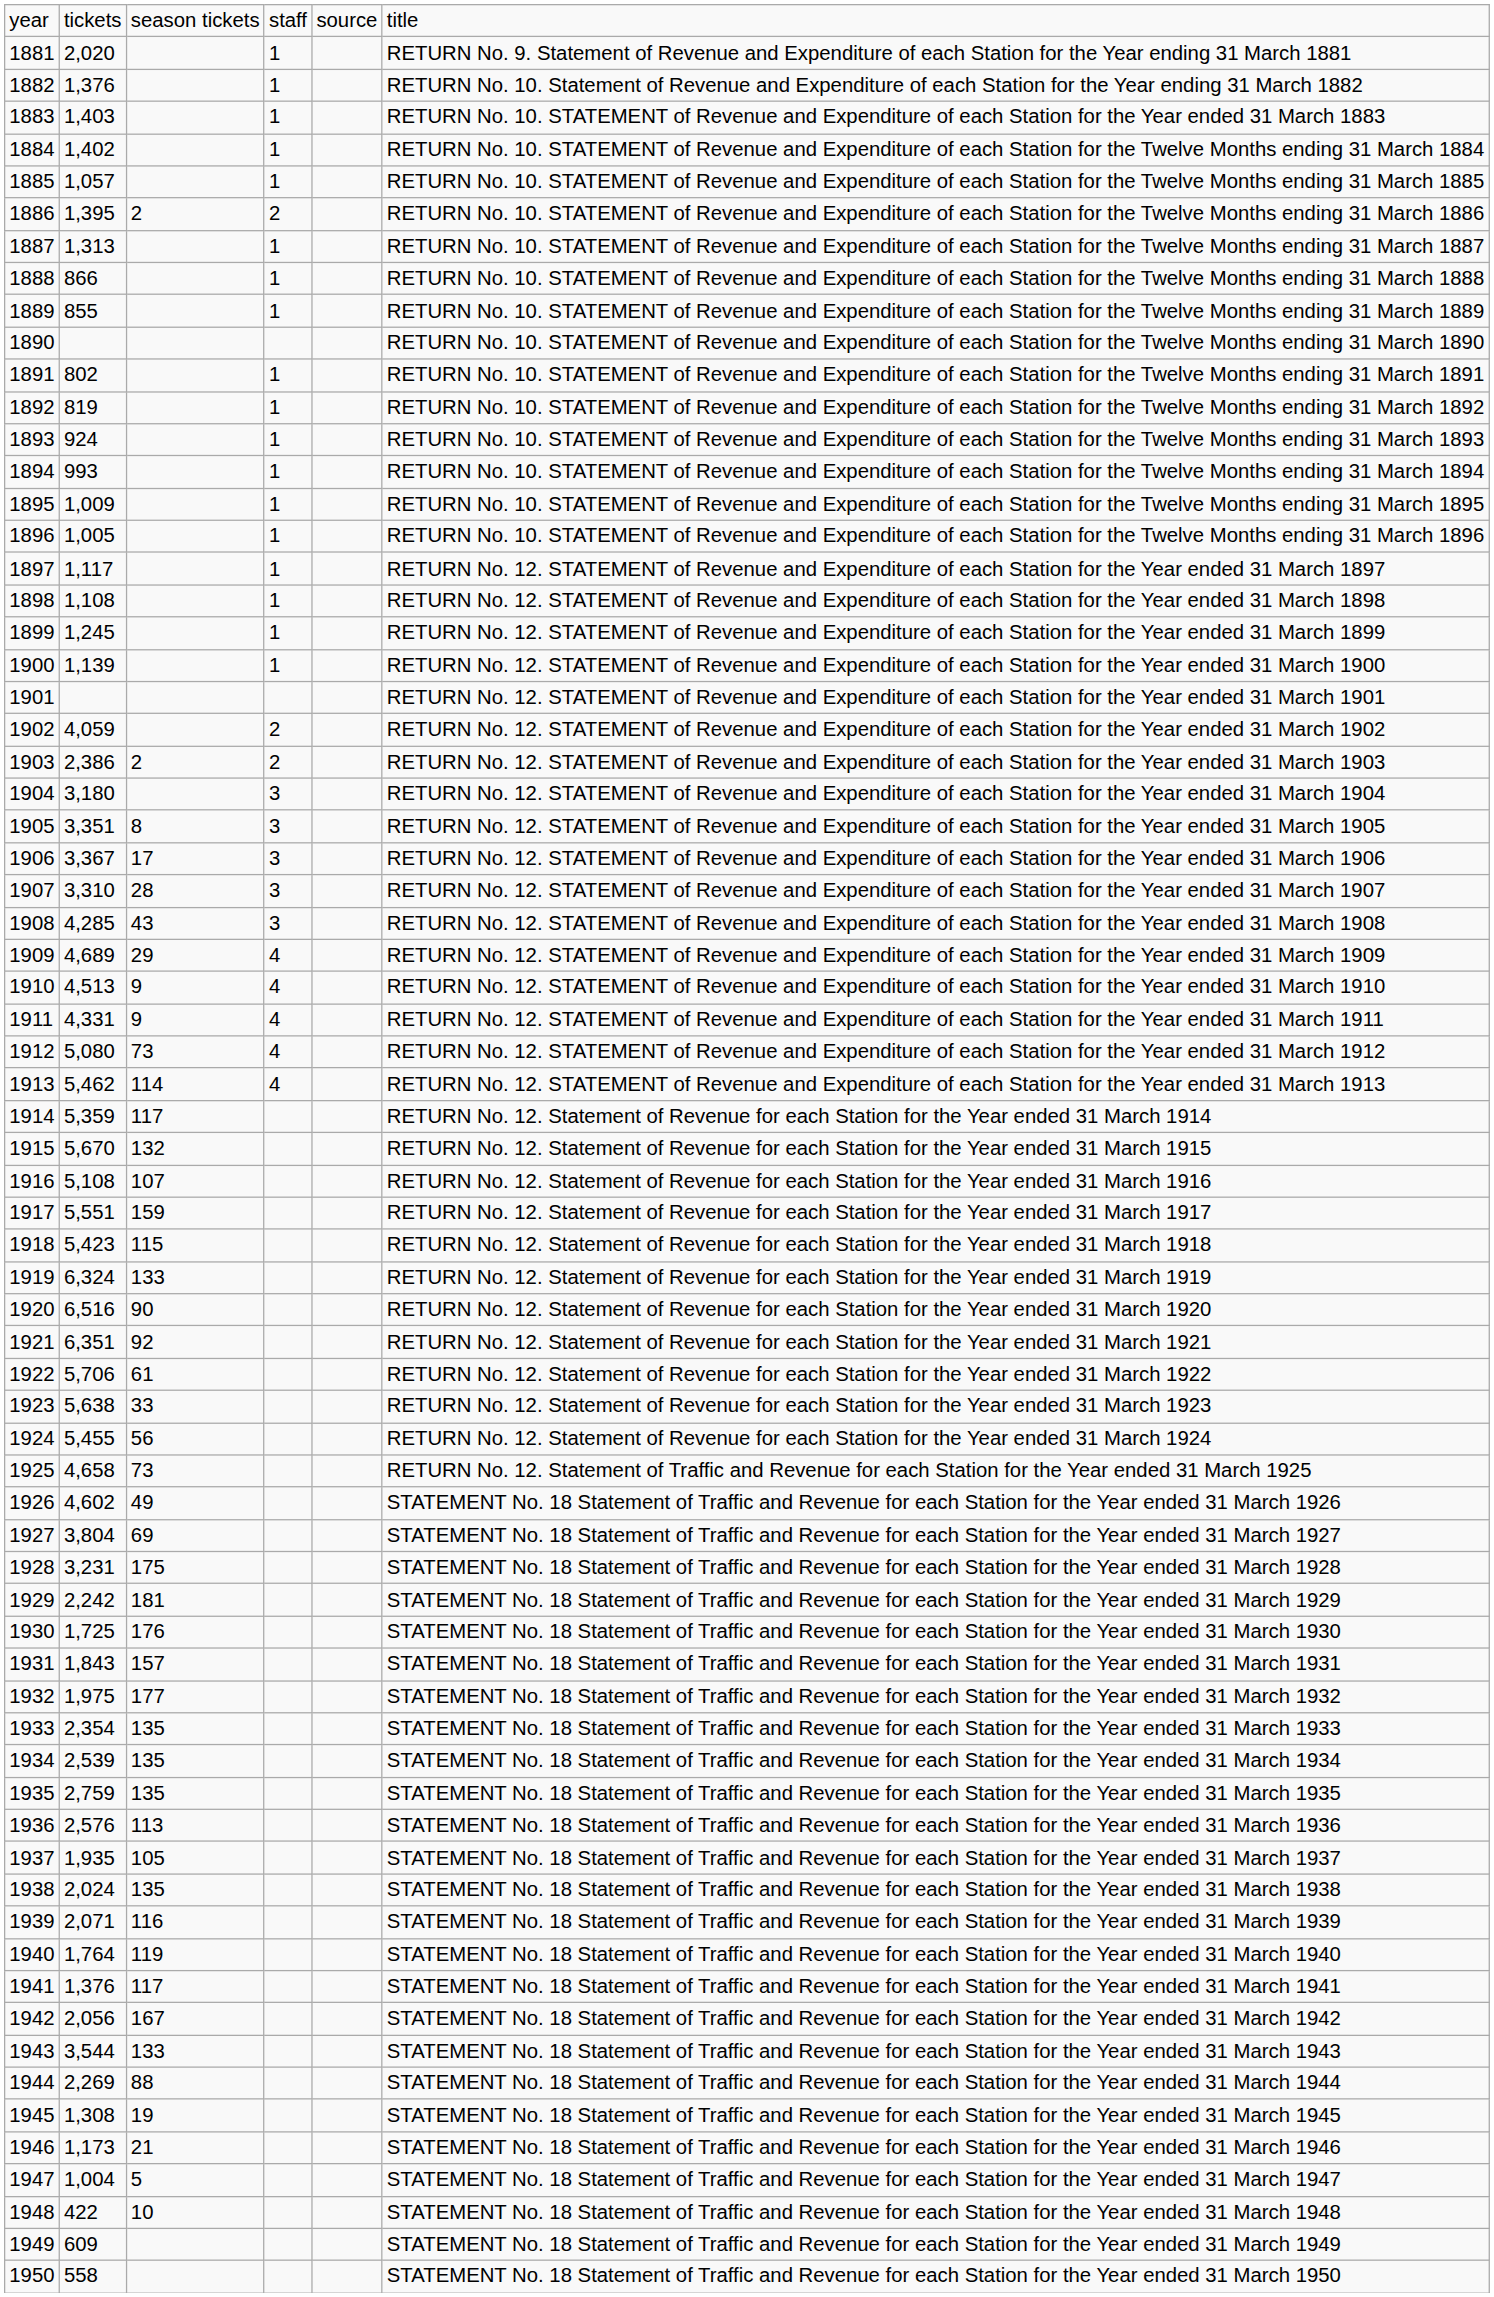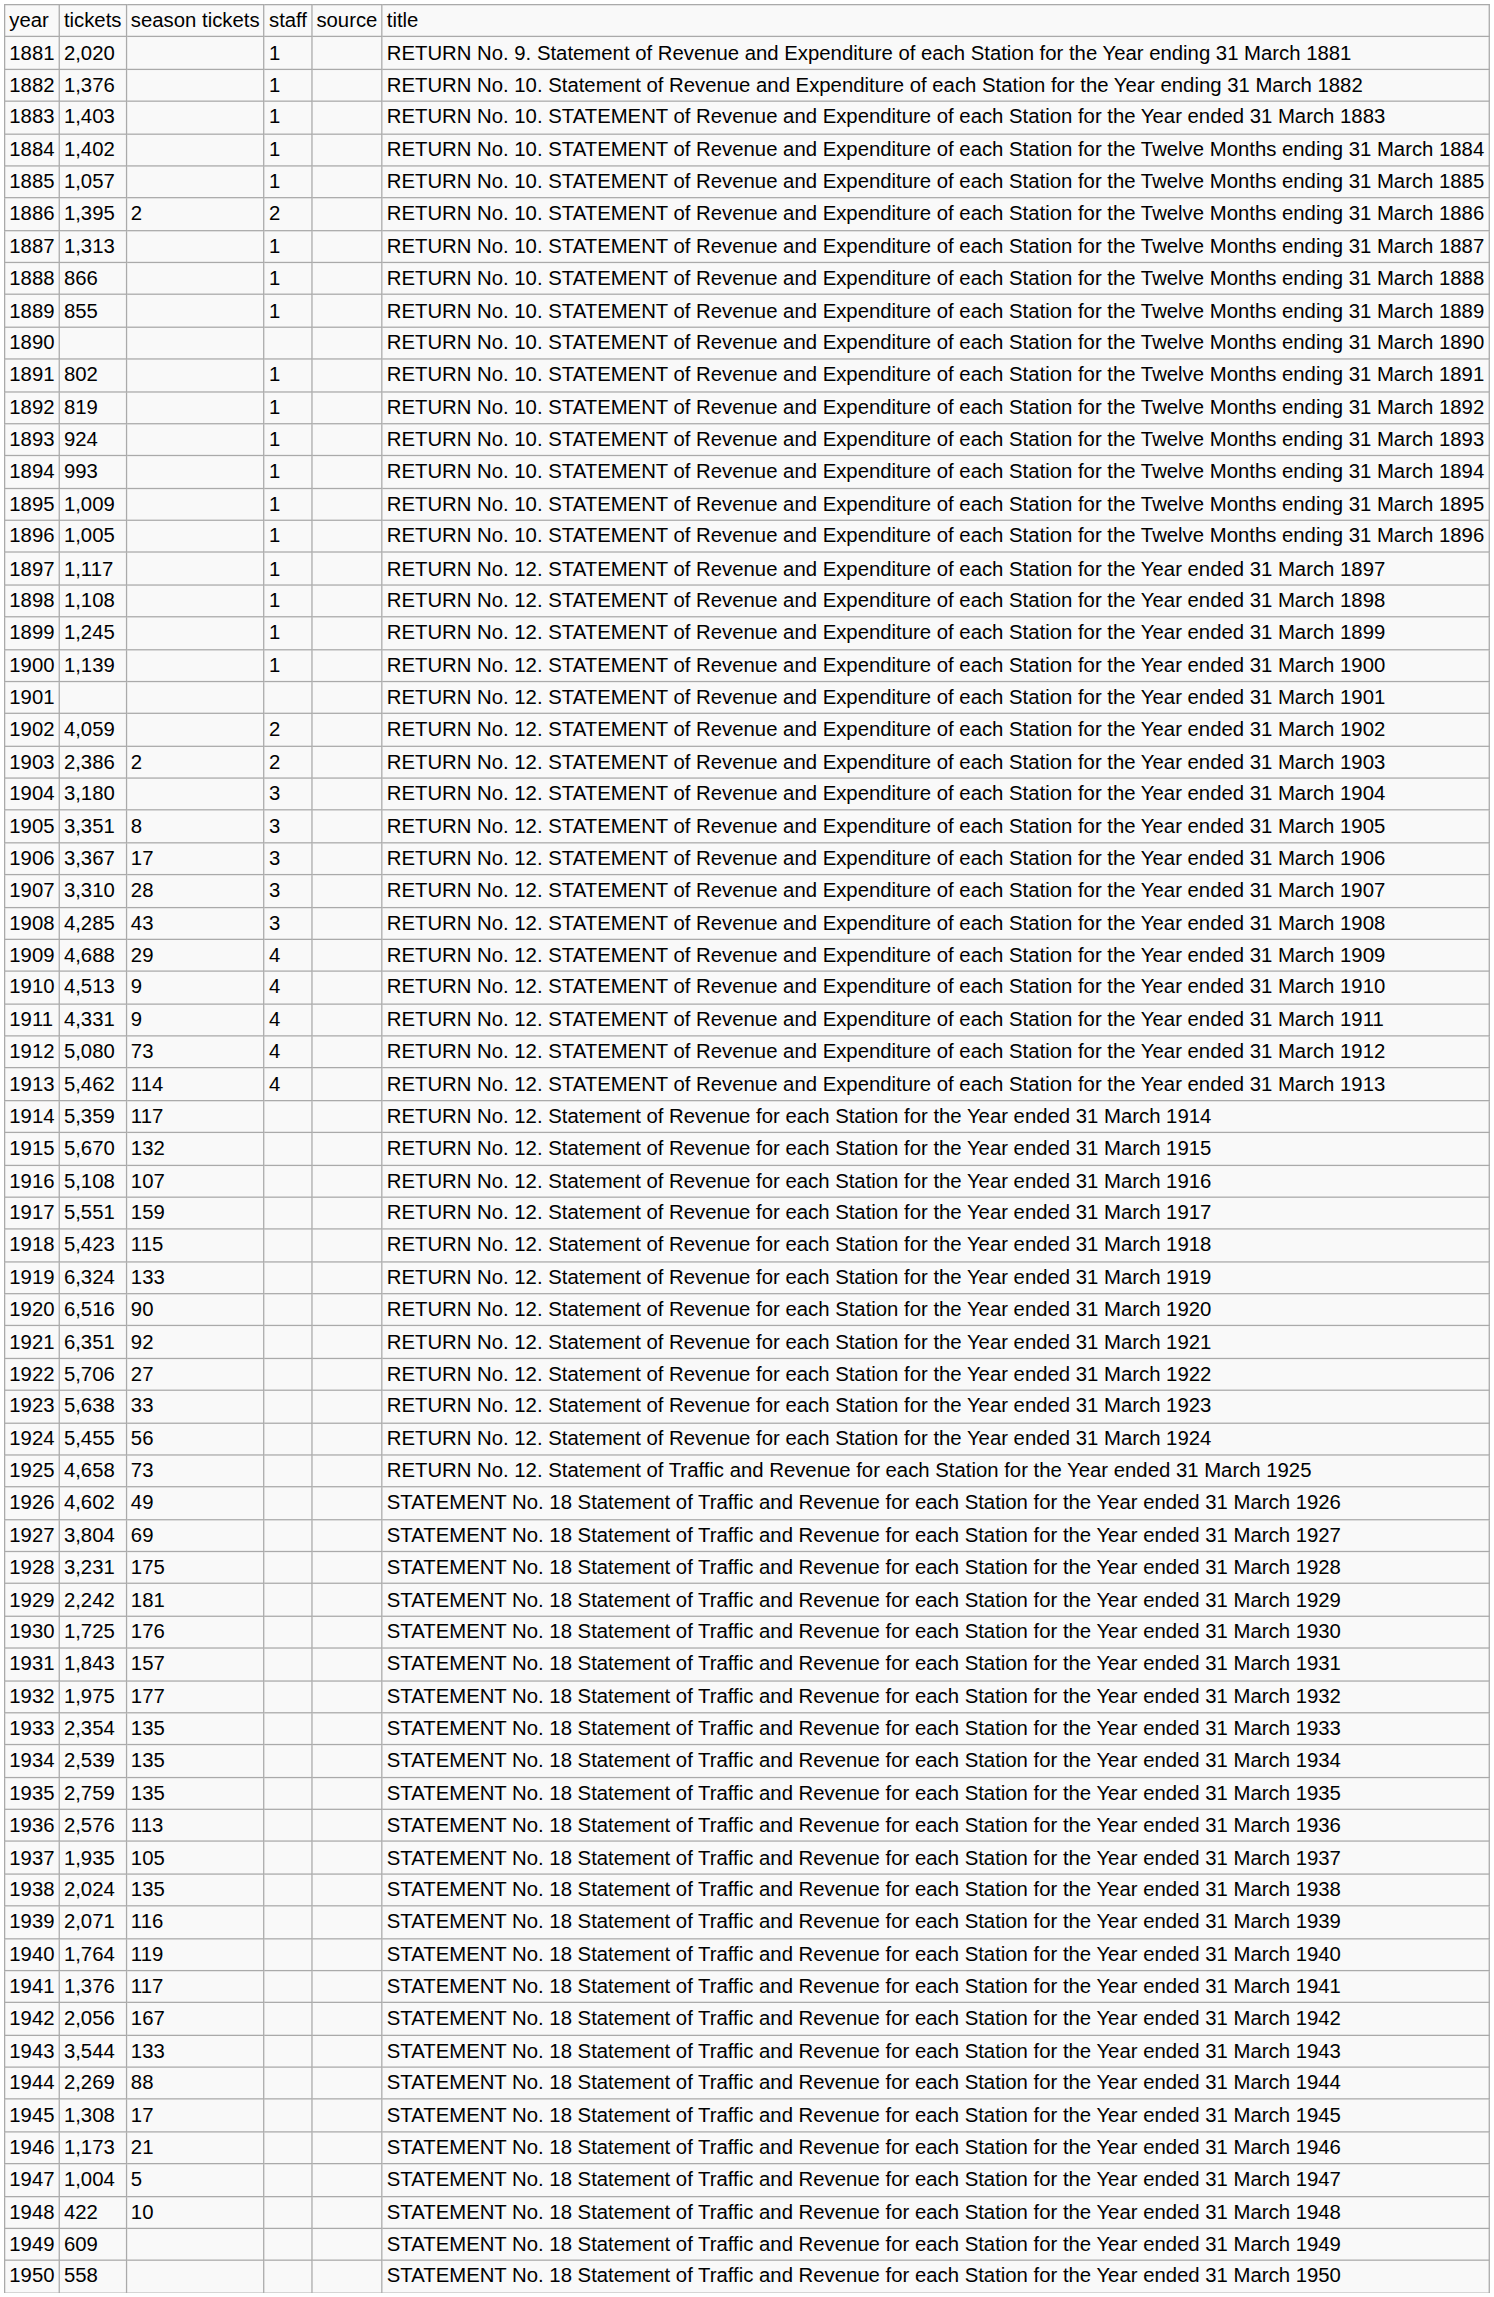(89, 955) 4,689 -> (89, 955) 4,688
(142, 1374) 61 -> (142, 1374) 27
(142, 2115) 19 -> (142, 2115) 17
